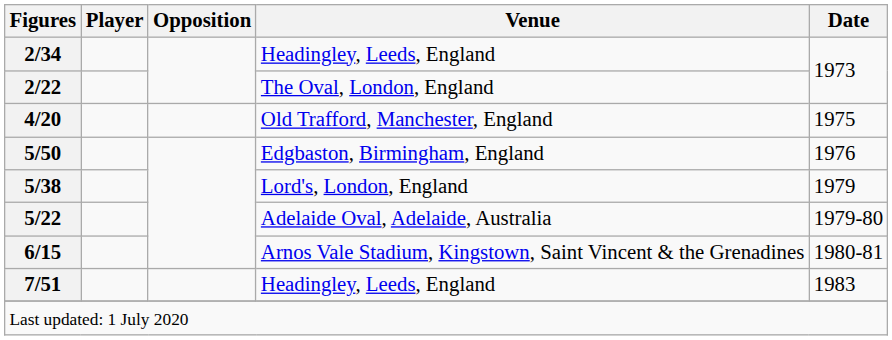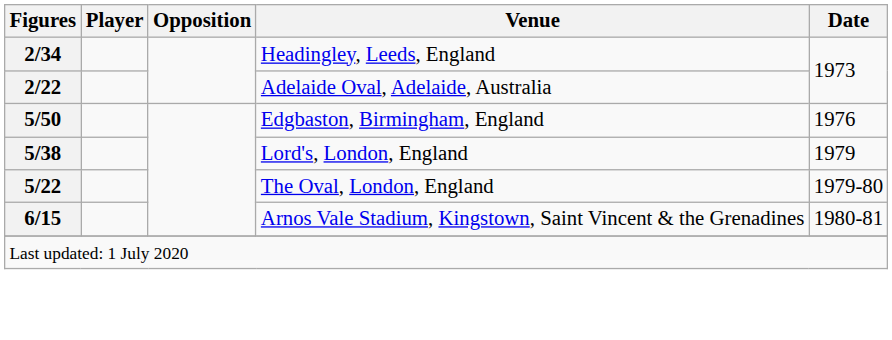(377, 86) The Oval, London, England -> (406, 86) Adelaide Oval, Adelaide, Australia
- row: (43, 119)
(406, 218) Adelaide Oval, Adelaide, Australia -> (377, 185) The Oval, London, England
- row: (43, 284)
